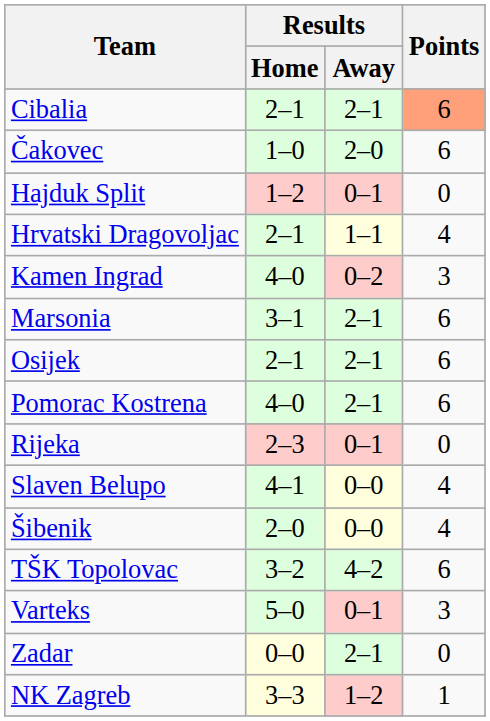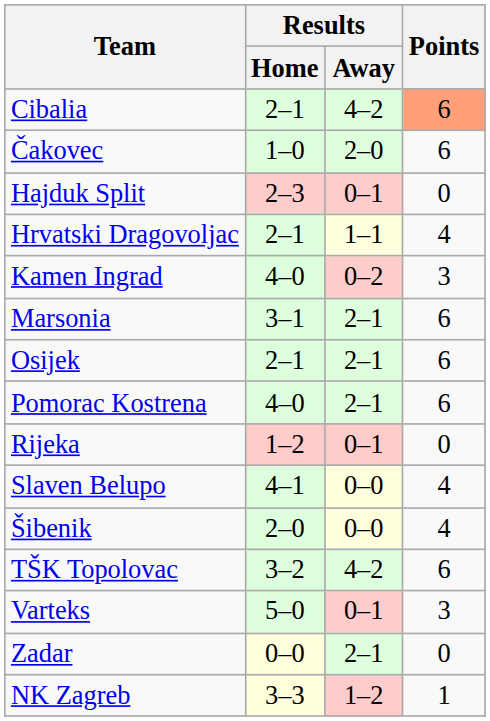(364, 109) 2–1 -> (364, 109) 4–2
(285, 192) 1–2 -> (285, 192) 2–3
(285, 444) 2–3 -> (285, 444) 1–2
